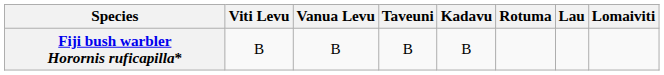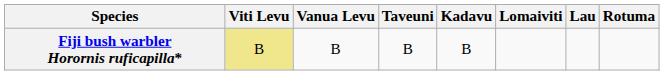columns swapped: (623, 16) <-> (525, 16)
(259, 49) no background -> (259, 49) khaki background
